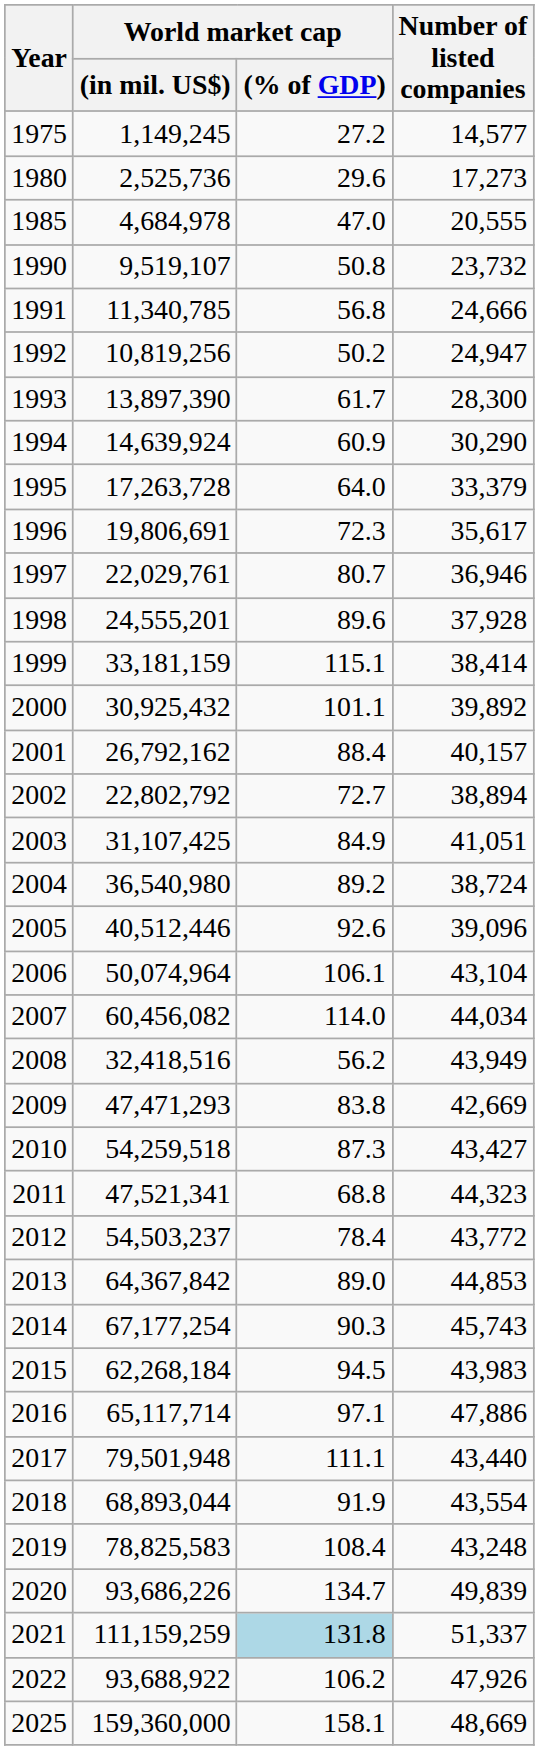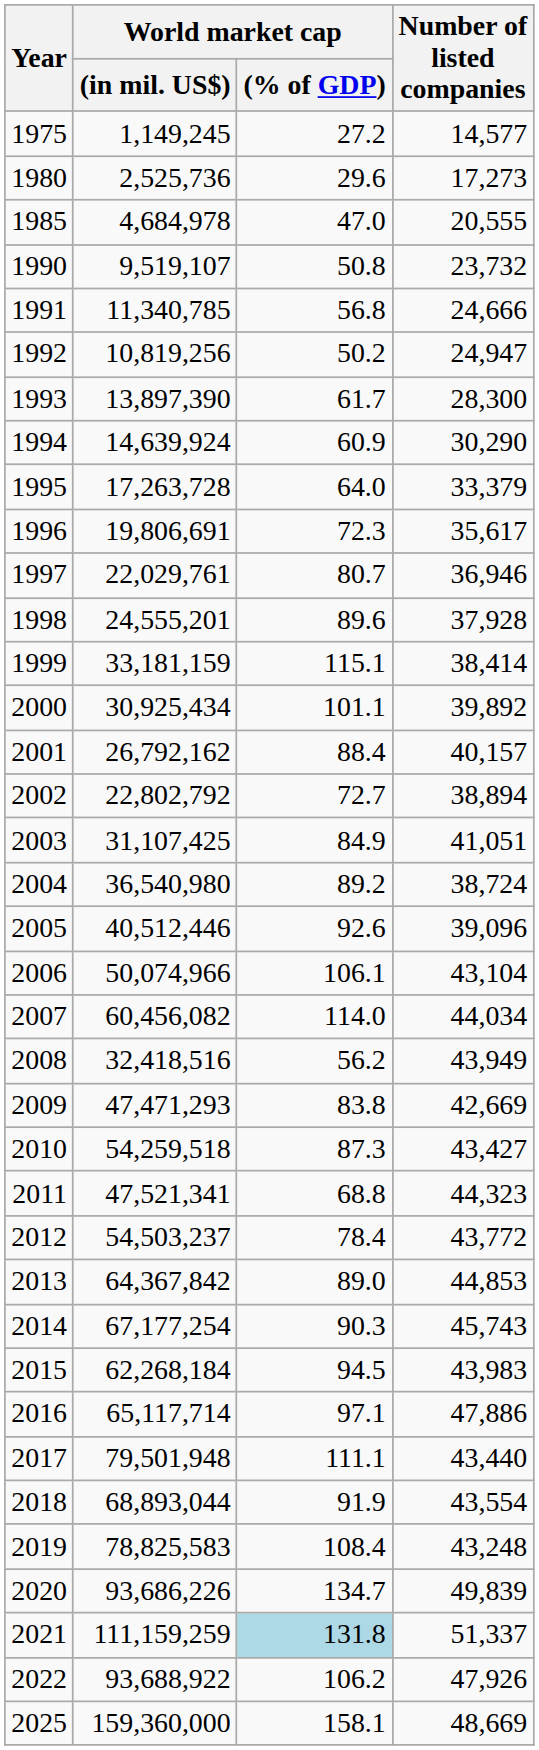(168, 707) 30,925,432 -> (168, 707) 30,925,434
(168, 972) 50,074,964 -> (168, 972) 50,074,966
